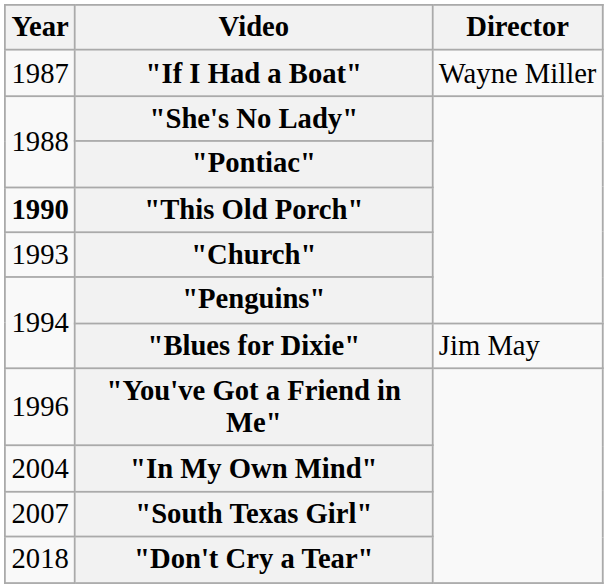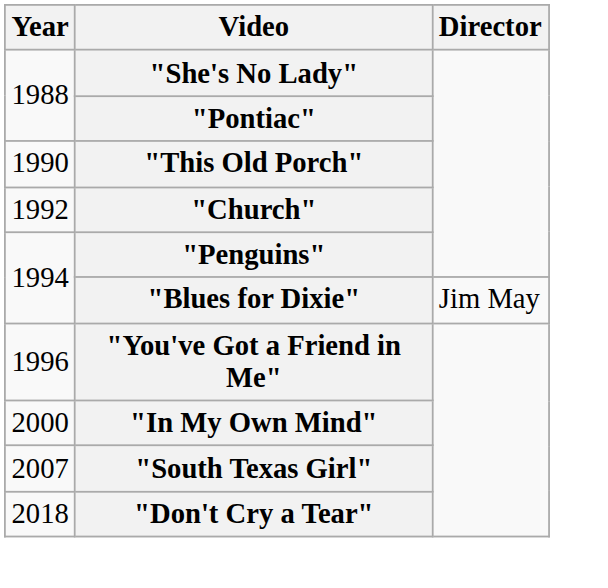- row: (254, 72)
(40, 208) bold -> (40, 163) normal
(40, 254) 1993 -> (40, 208) 1992
(40, 468) 2004 -> (40, 422) 2000
